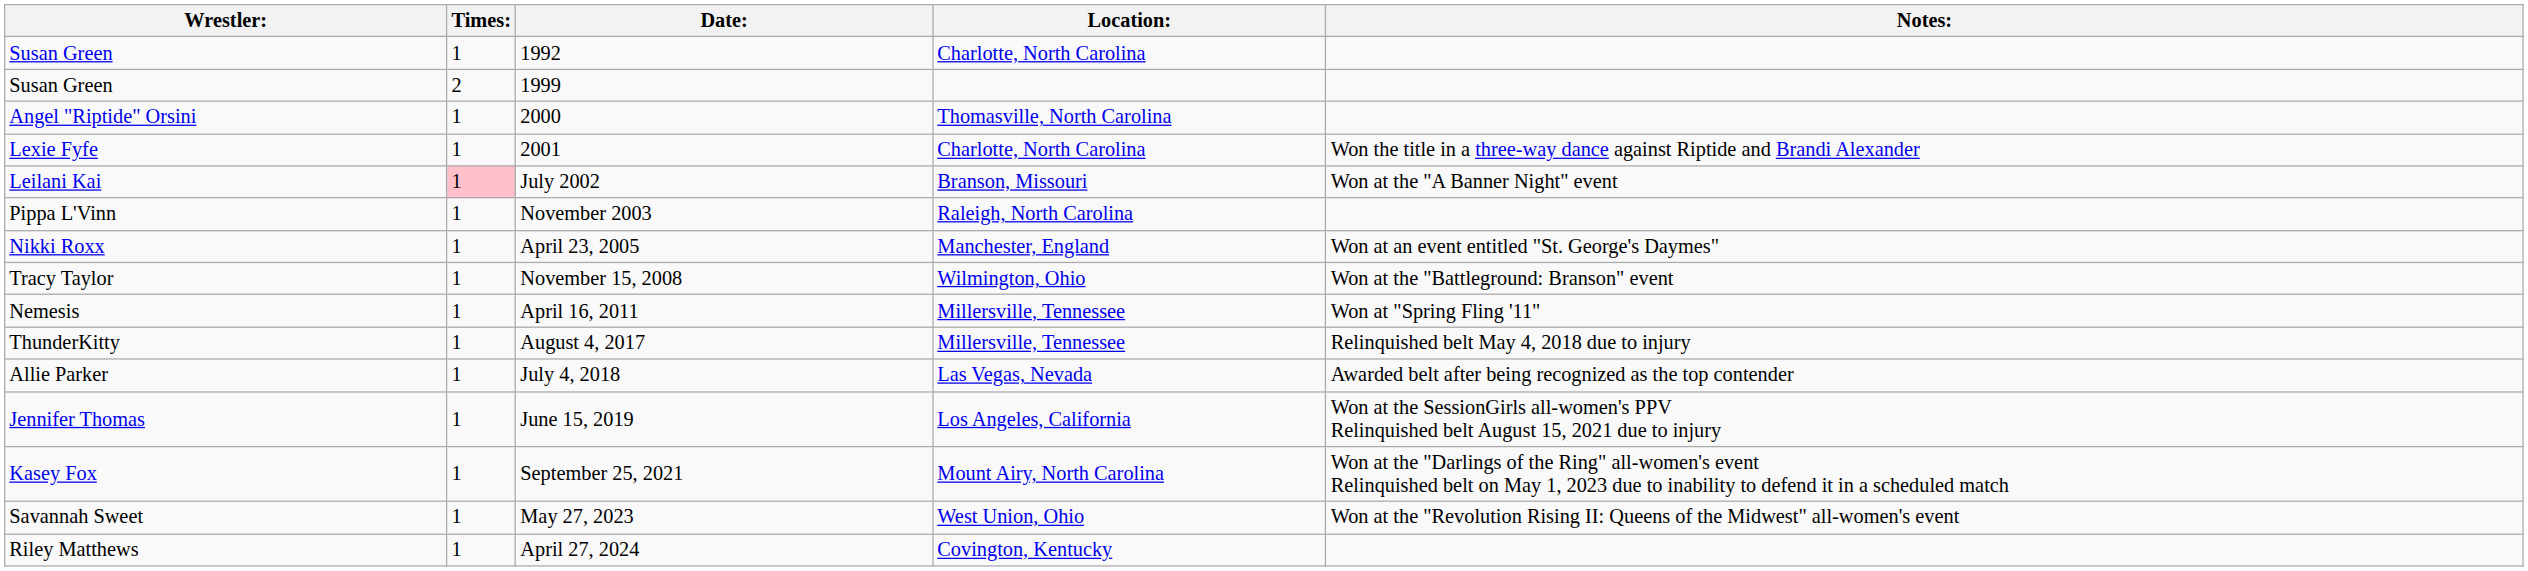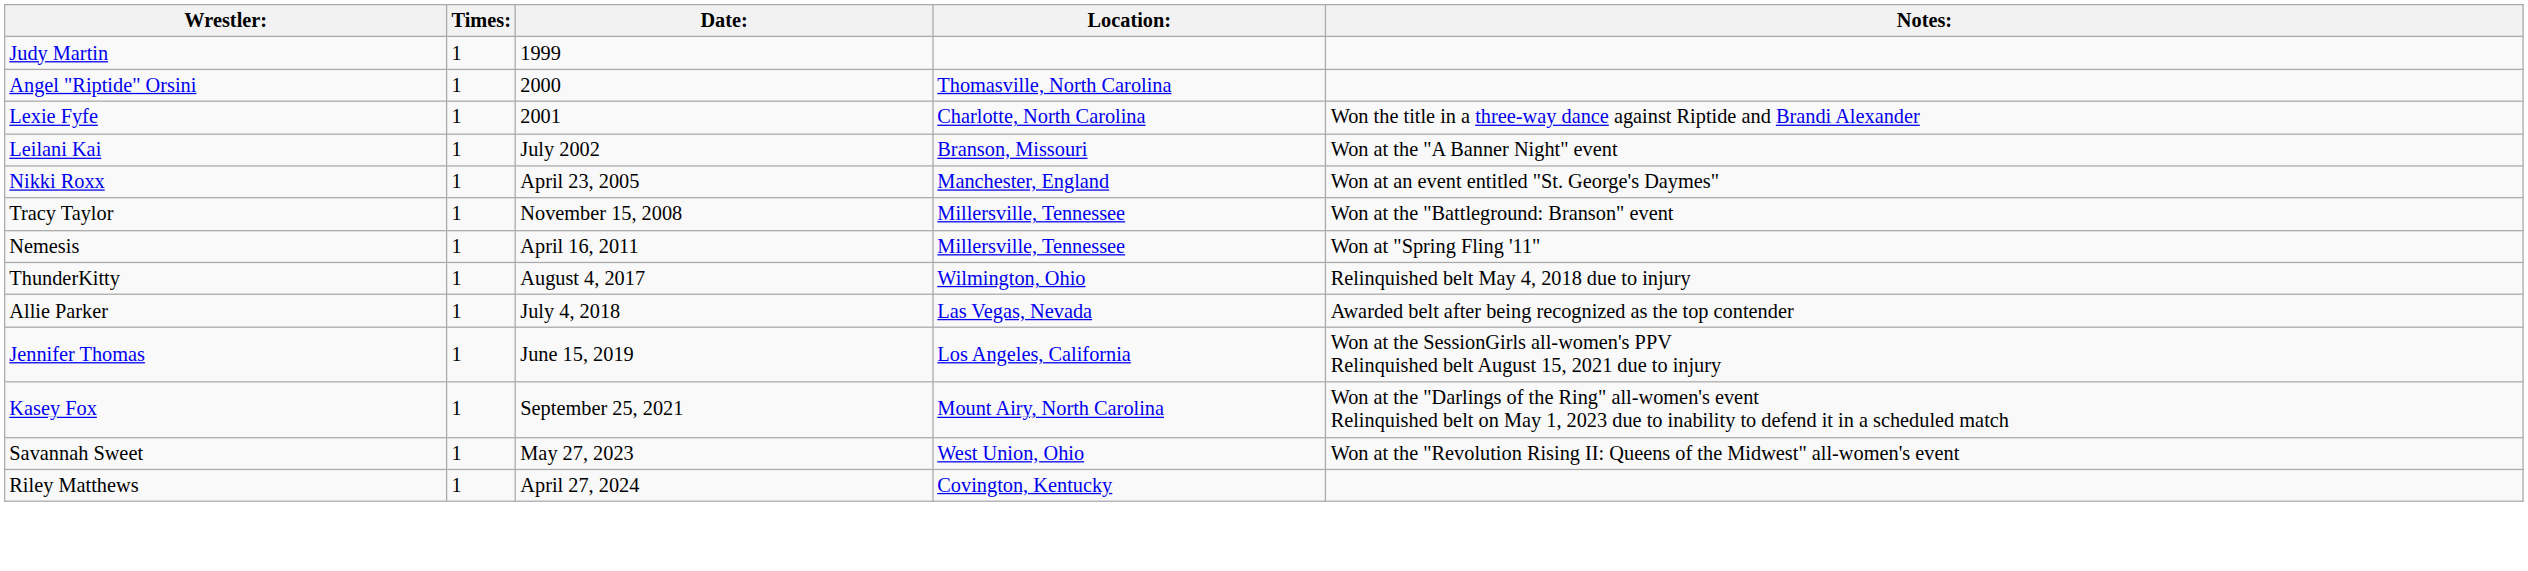- row: (61, 52)
+ row: (59, 52)
- row: (61, 85)
(457, 181) pink background -> (457, 149) no background
- row: (63, 213)
(1011, 278) Wilmington, Ohio -> (1031, 213) Millersville, Tennessee
(1031, 342) Millersville, Tennessee -> (1011, 278) Wilmington, Ohio
